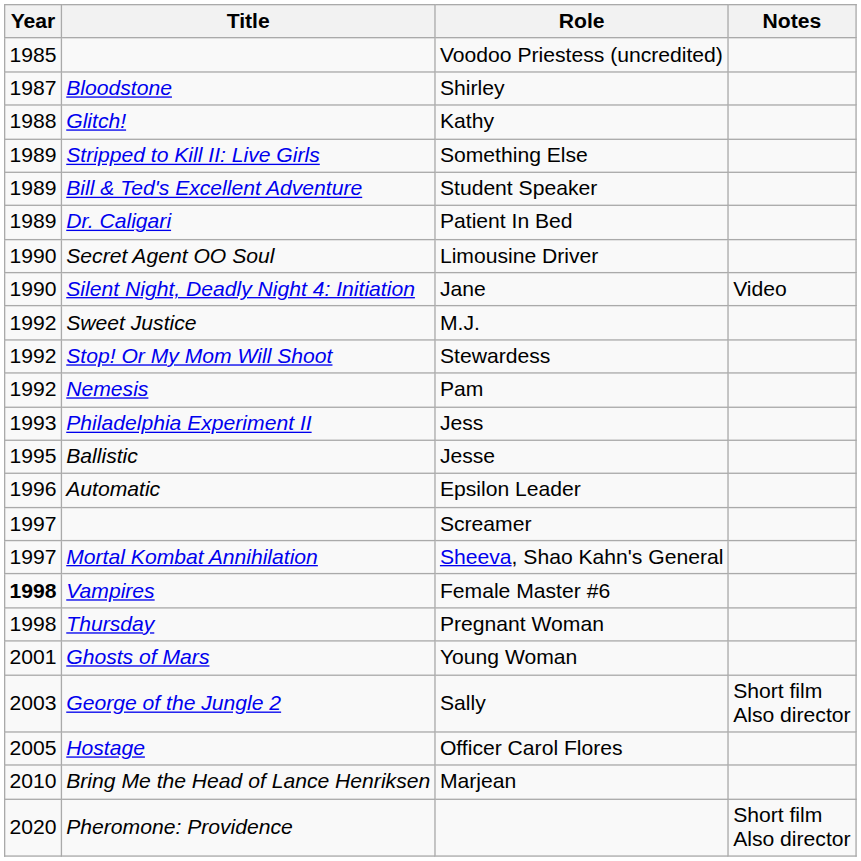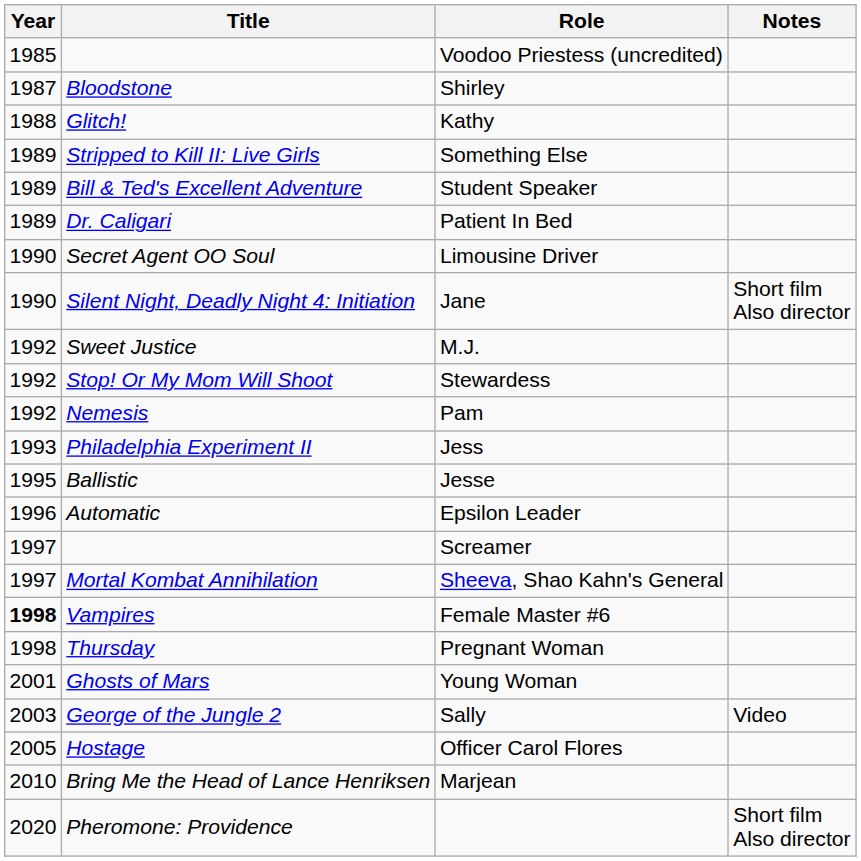(760, 289) Video -> (792, 301) Short film Also director
(792, 703) Short film Also director -> (760, 714) Video
